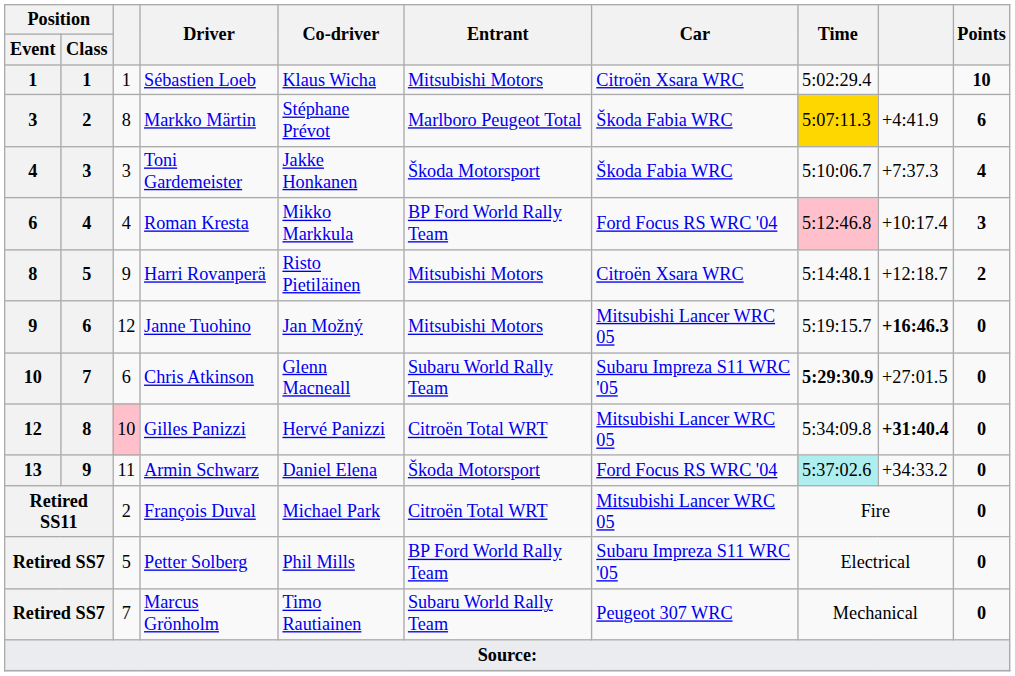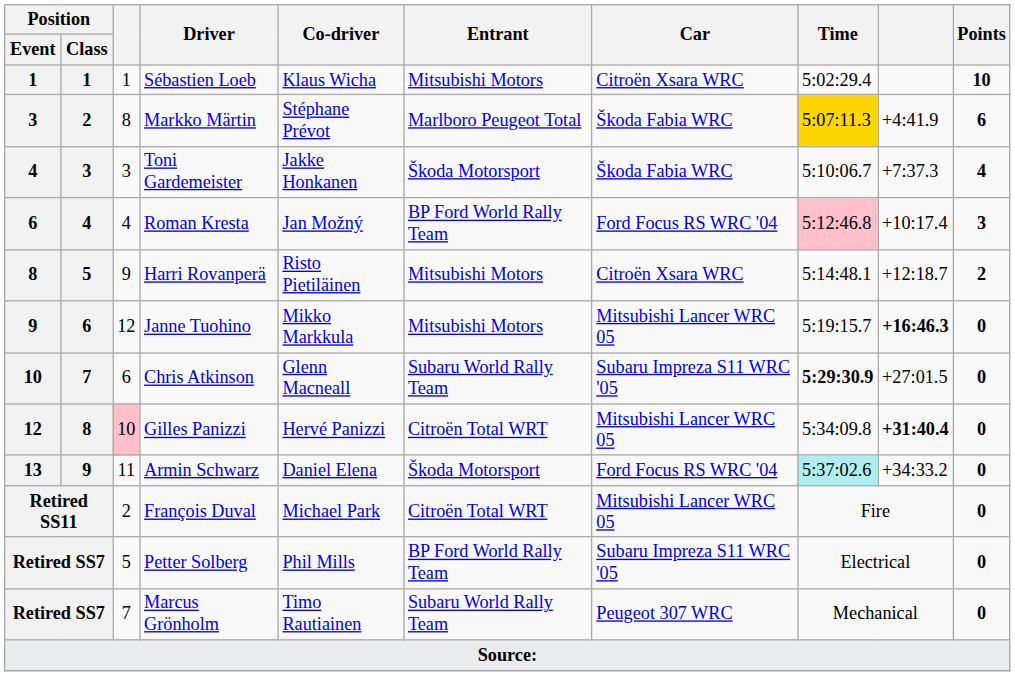(318, 223) Mikko Markkula -> (323, 223) Jan Možný
(323, 326) Jan Možný -> (318, 326) Mikko Markkula
